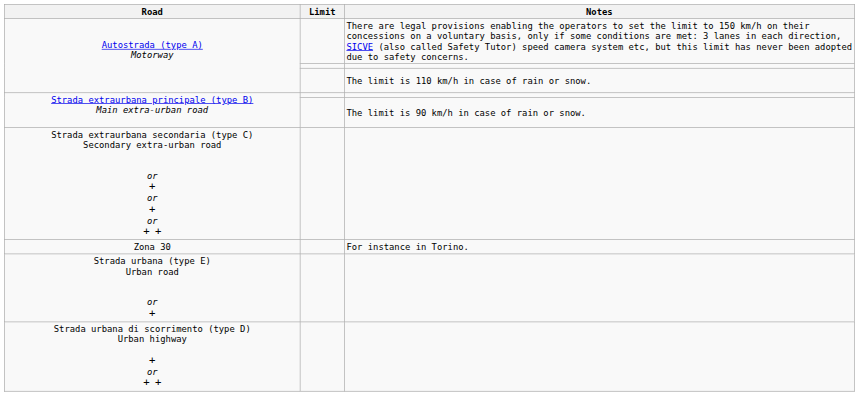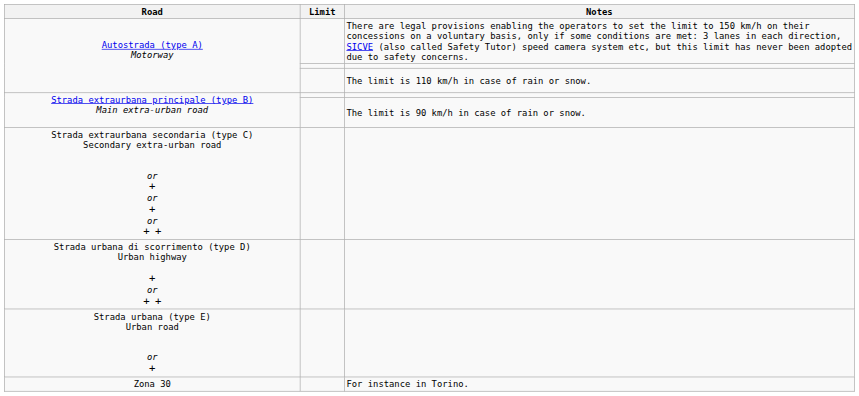rows swapped: (152, 356) <-> (152, 247)
